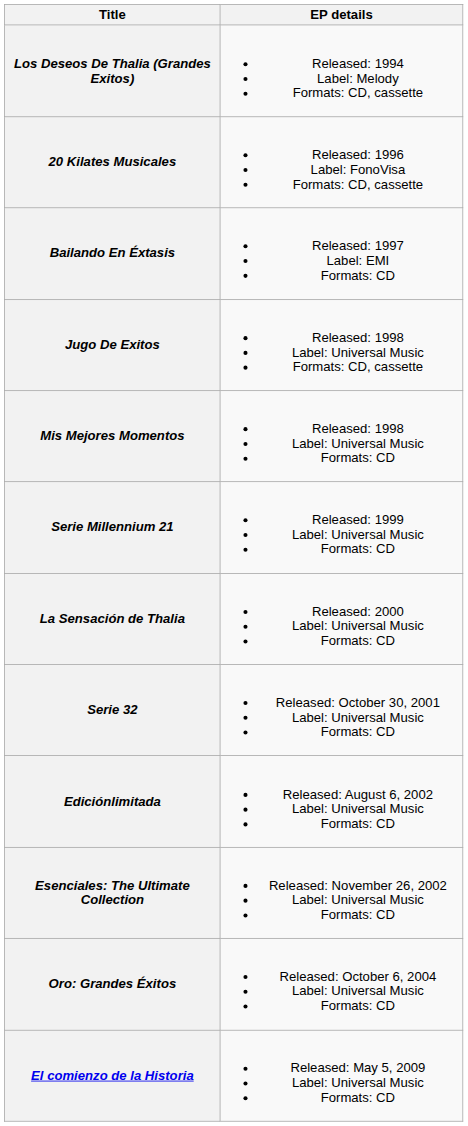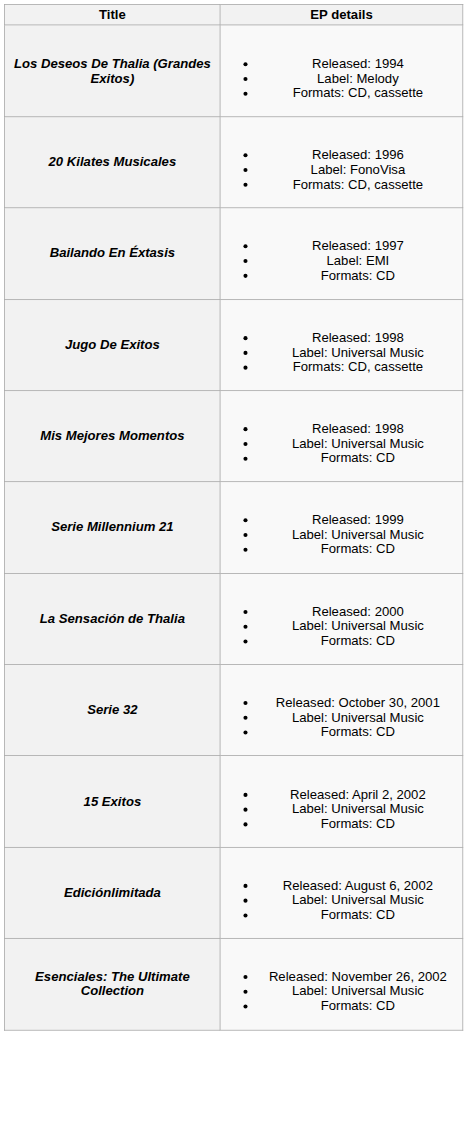+ row: (112, 801)
- row: (112, 984)
- row: (112, 1075)
